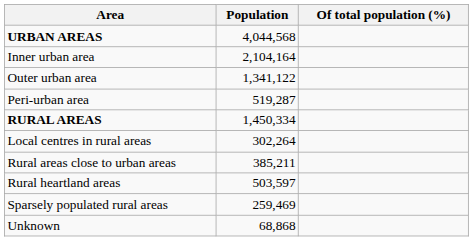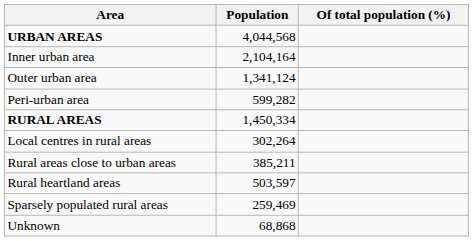(269, 78) 1,341,122 -> (269, 78) 1,341,124
(274, 99) 519,287 -> (274, 99) 599,282
